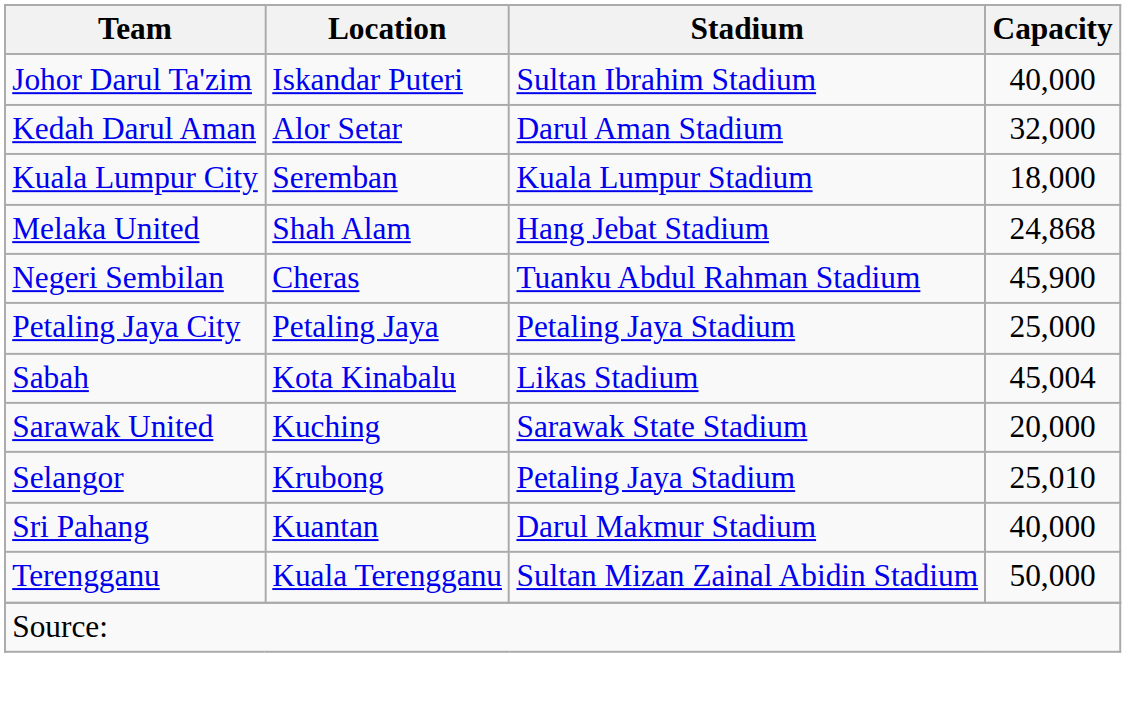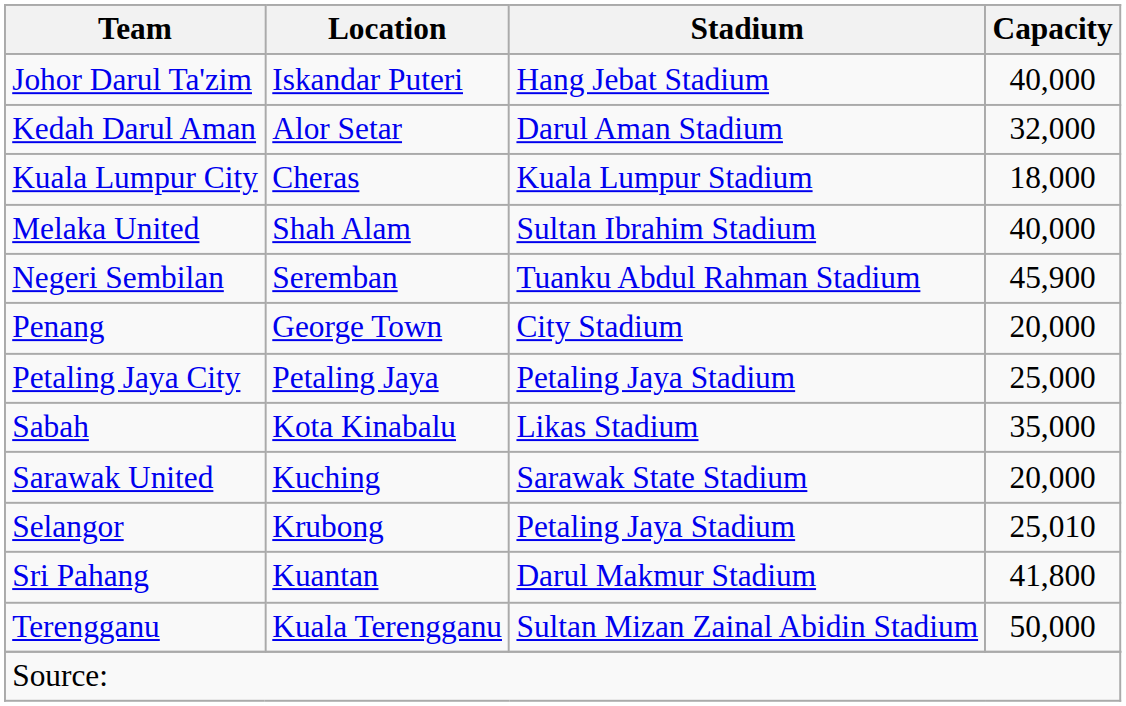(666, 79) Sultan Ibrahim Stadium -> (643, 79) Hang Jebat Stadium
(335, 178) Seremban -> (316, 178) Cheras
(643, 228) Hang Jebat Stadium -> (666, 228) Sultan Ibrahim Stadium
(1053, 228) 24,868 -> (1053, 228) 40,000
(316, 278) Cheras -> (335, 278) Seremban
+ row: (58, 327)
(1053, 377) 45,004 -> (1053, 427) 35,000
(1053, 526) 40,000 -> (1053, 576) 41,800
